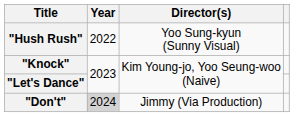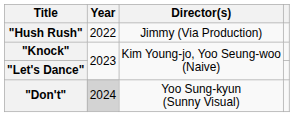(201, 39) Yoo Sung-kyun (Sunny Visual) -> (201, 32) Jimmy (Via Production)
(201, 102) Jimmy (Via Production) -> (201, 95) Yoo Sung-kyun (Sunny Visual)
